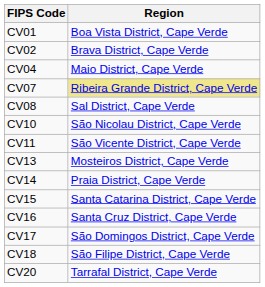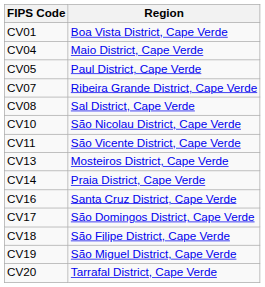- row: (22, 50)
+ row: (22, 69)
(164, 87) khaki background -> (164, 87) no background
- row: (22, 198)
+ row: (22, 254)
